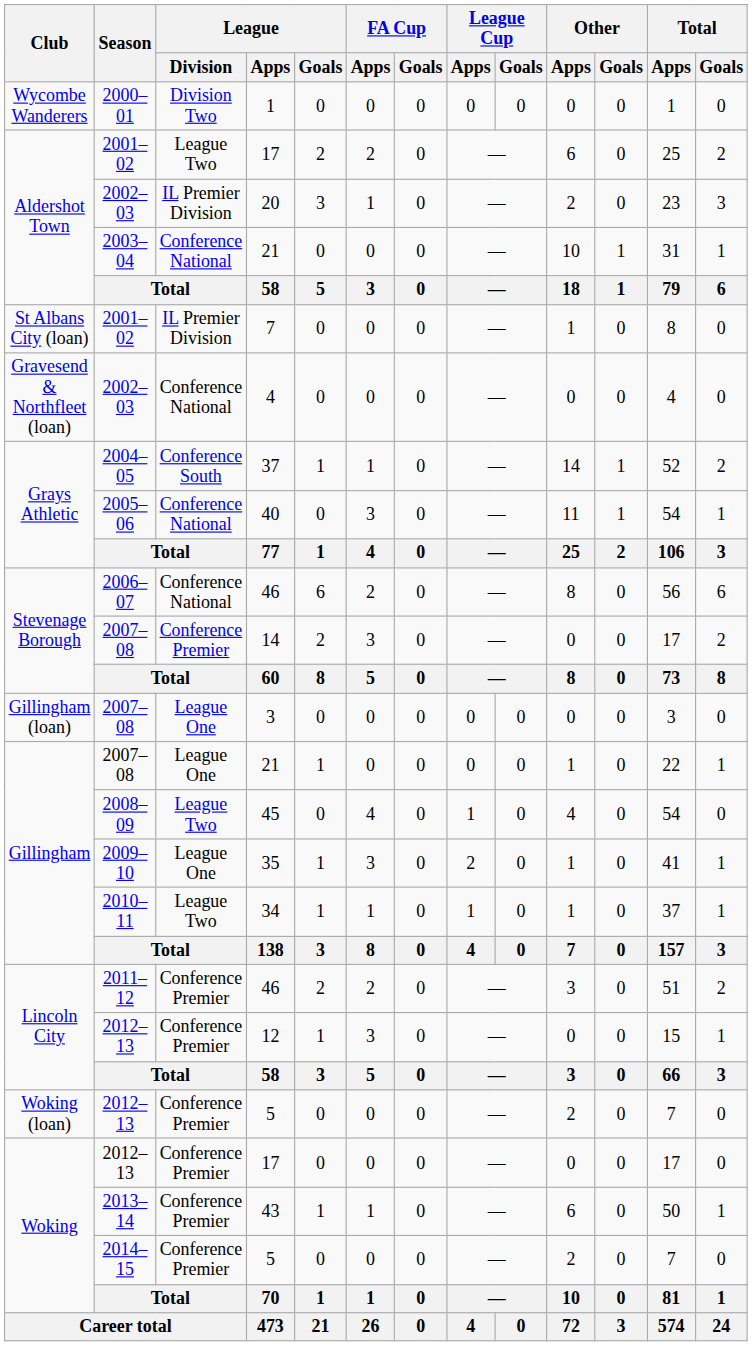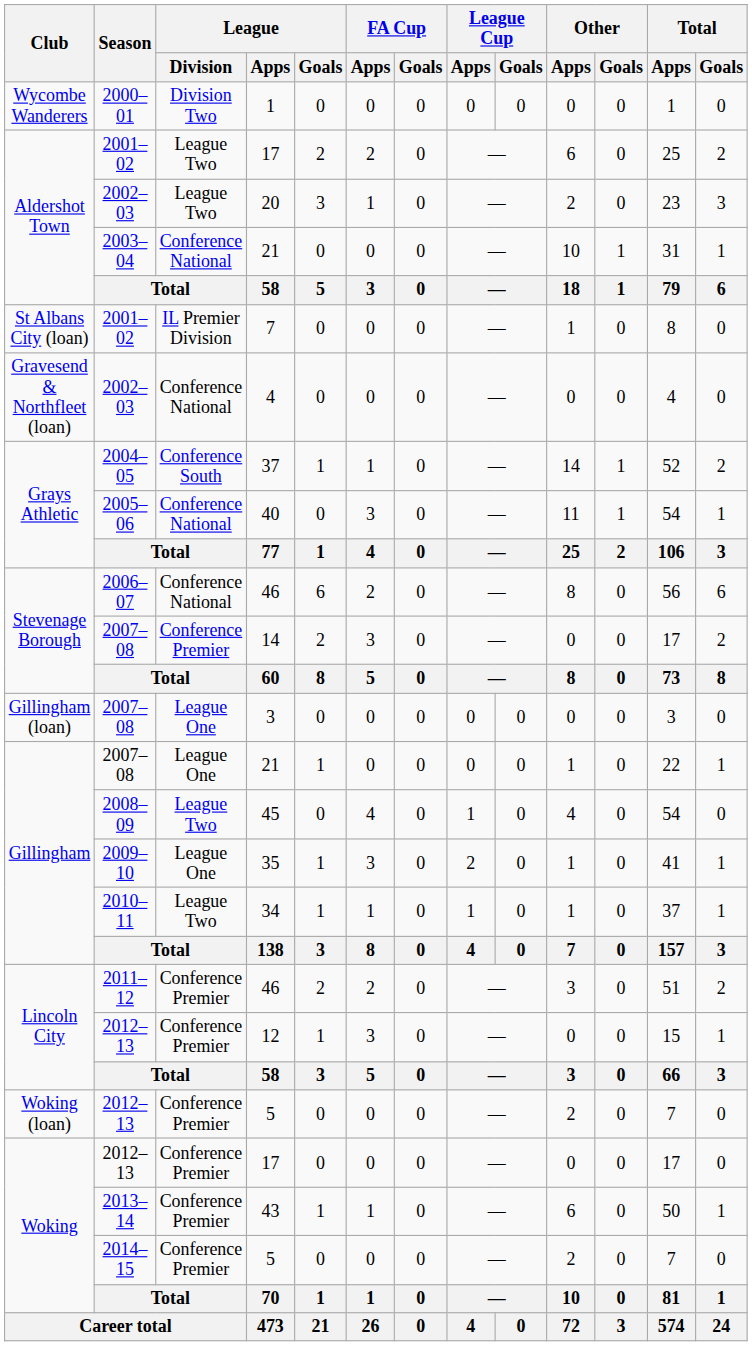(201, 202) IL Premier Division -> (201, 202) League Two
